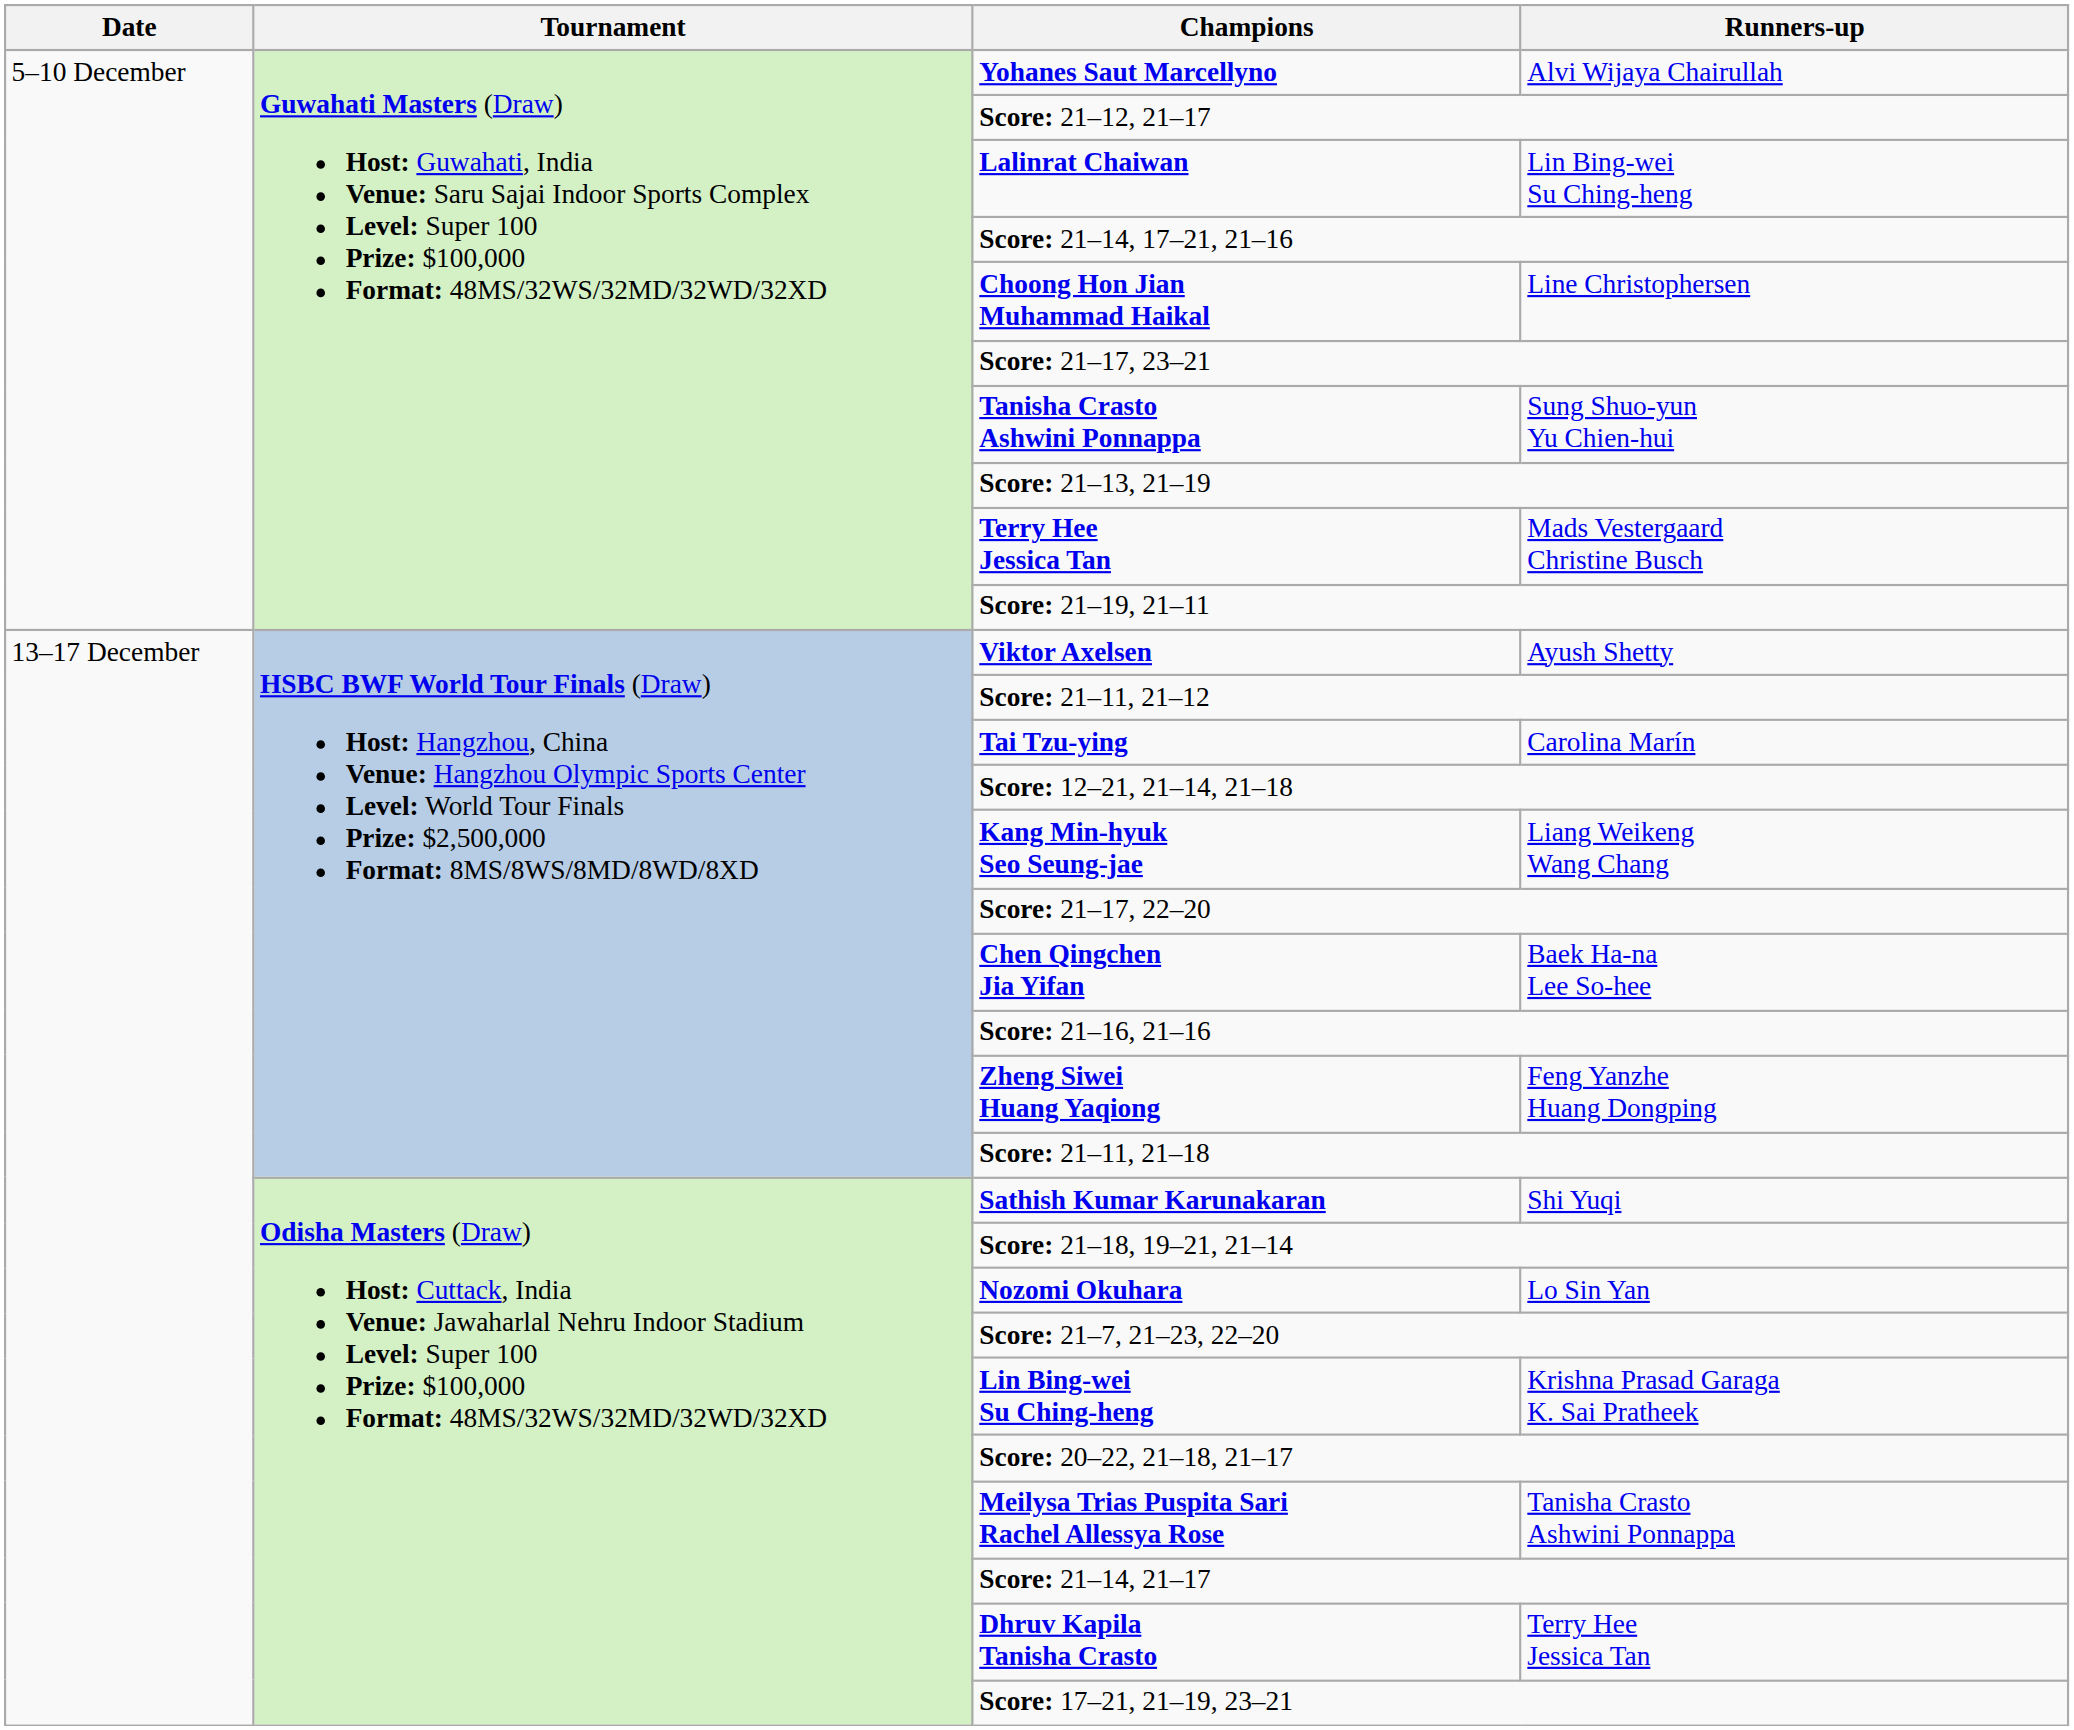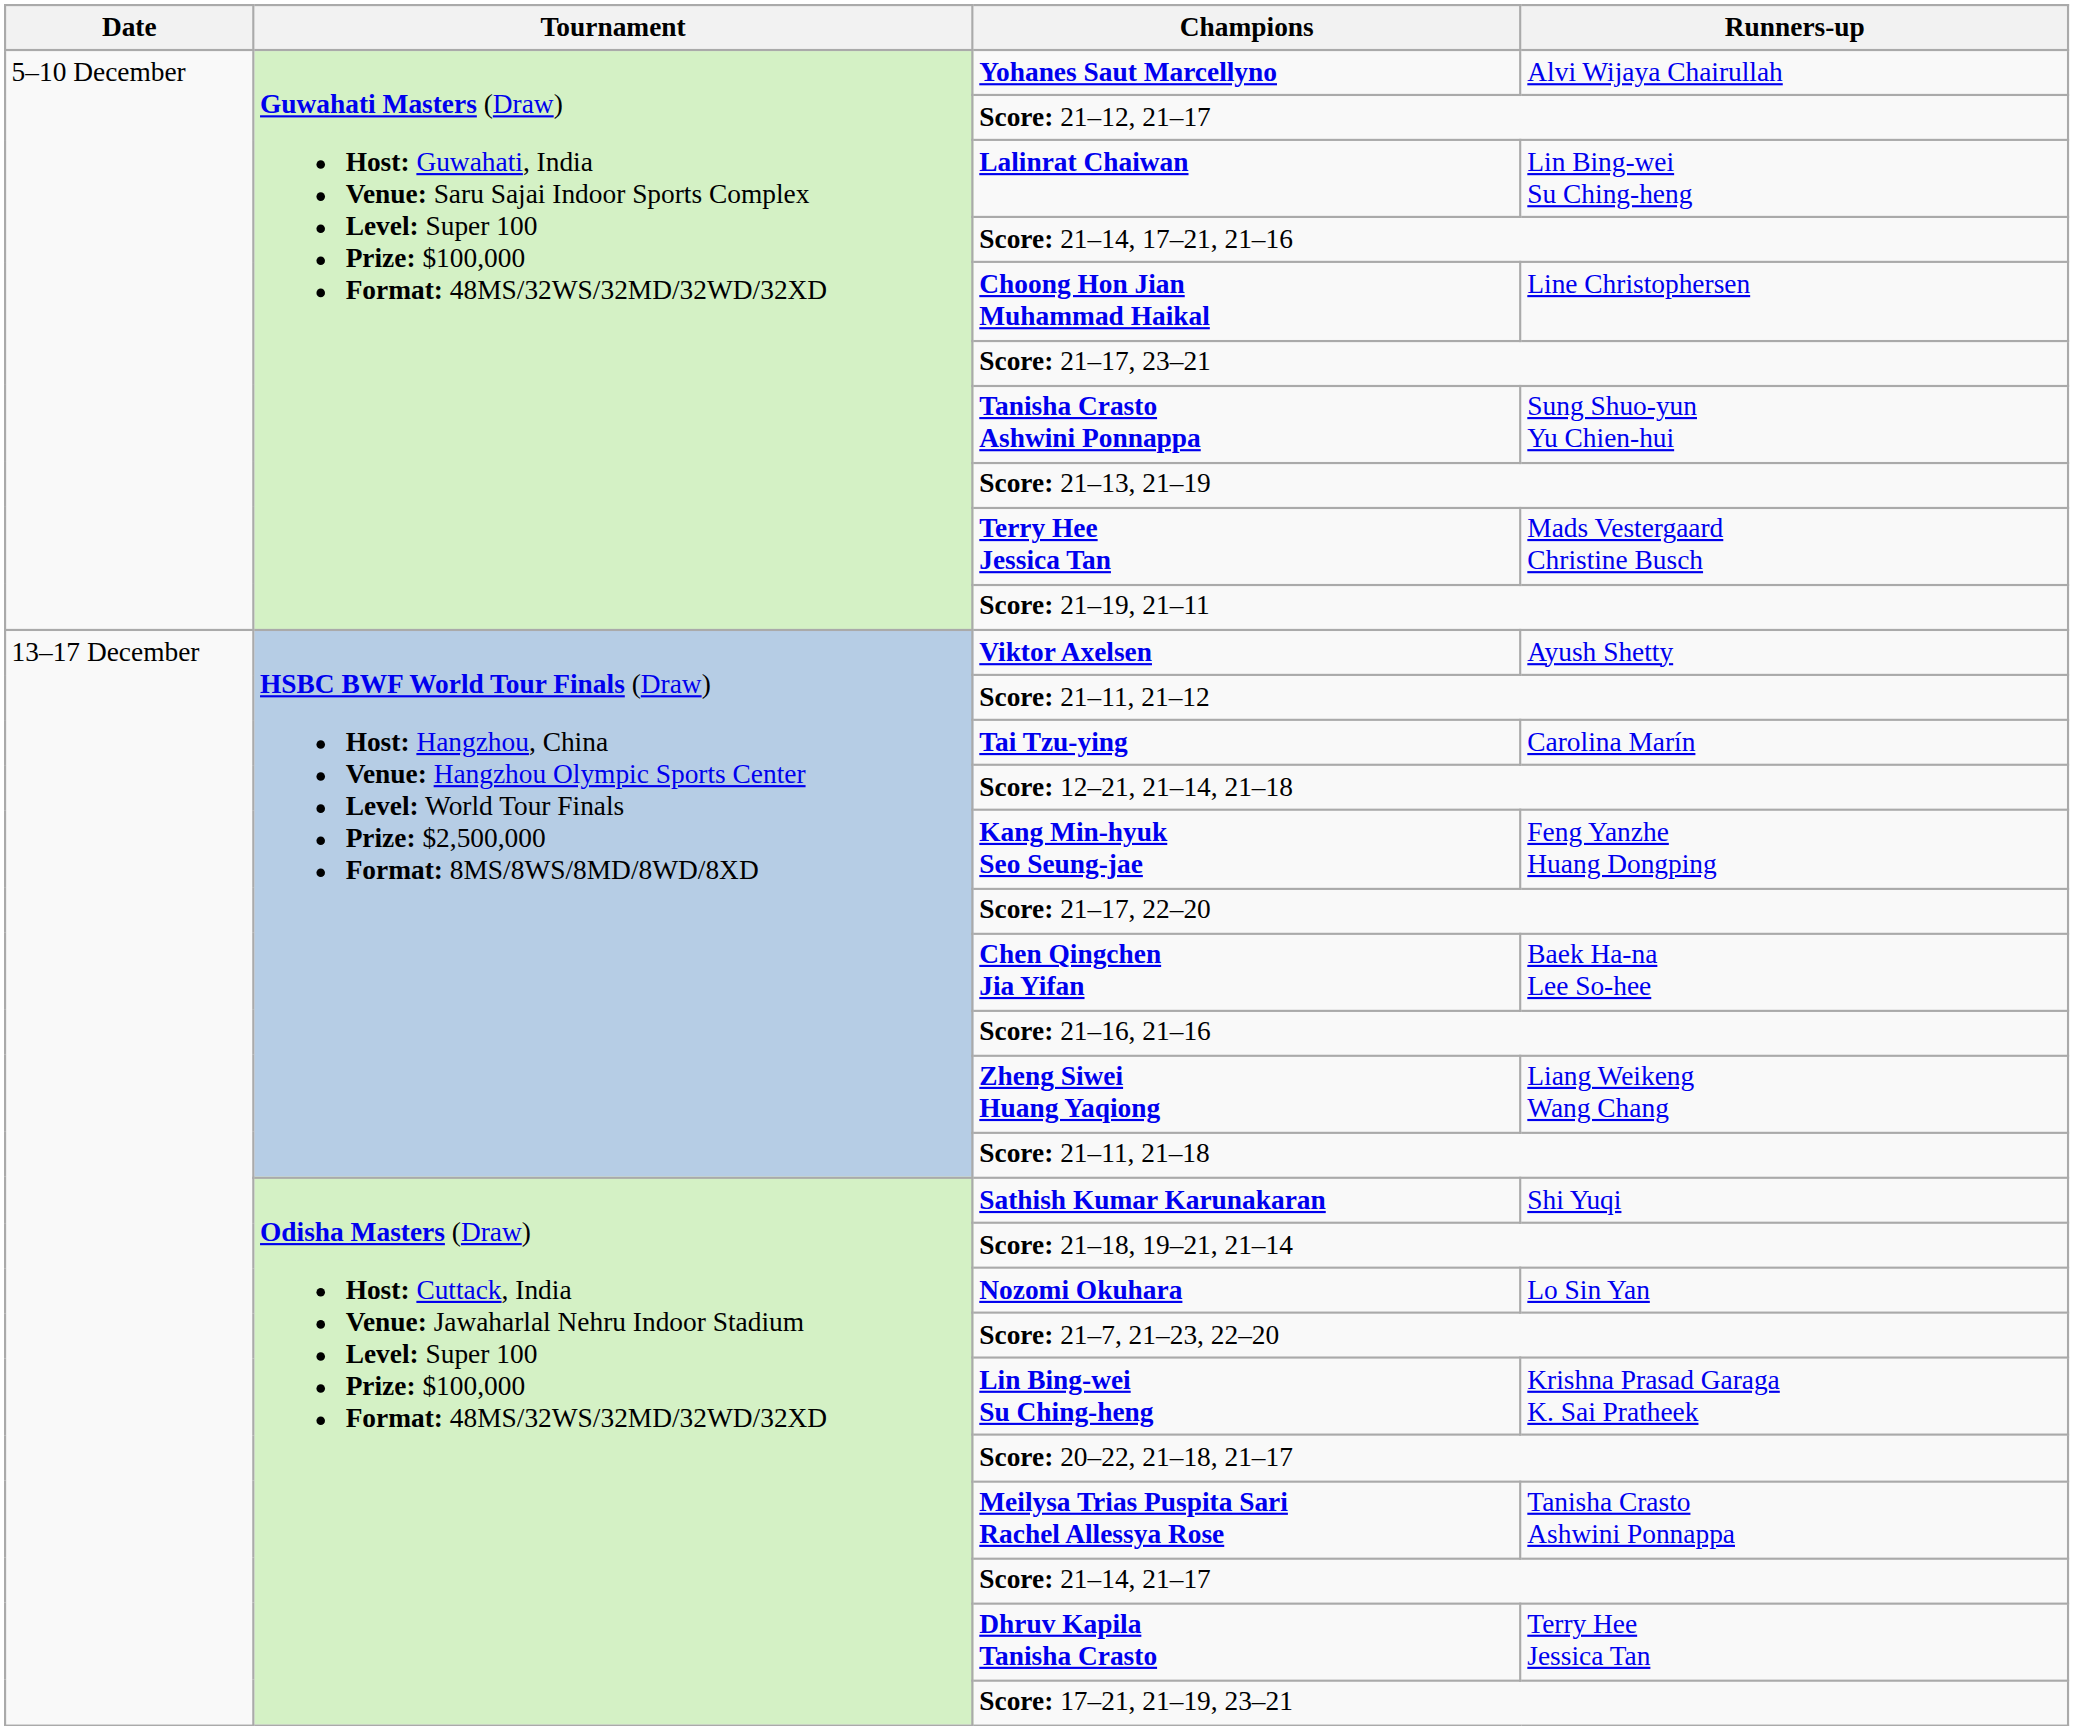(1611, 848) Liang Weikeng Wang Chang -> (1622, 848) Feng Yanzhe Huang Dongping
(1622, 1093) Feng Yanzhe Huang Dongping -> (1611, 1093) Liang Weikeng Wang Chang
